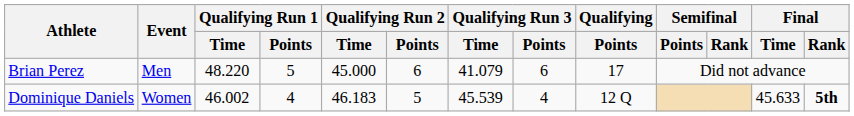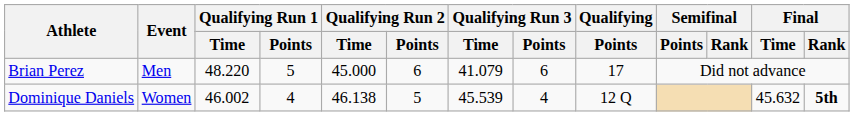(354, 97) 46.183 -> (354, 97) 46.138
(778, 97) 45.633 -> (778, 97) 45.632
